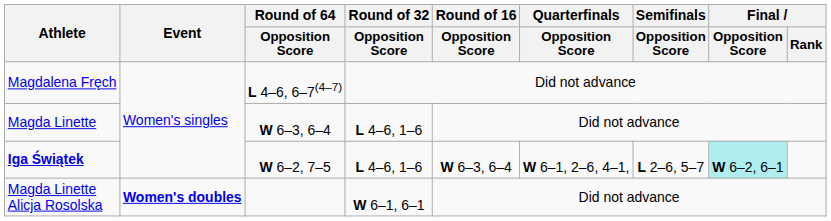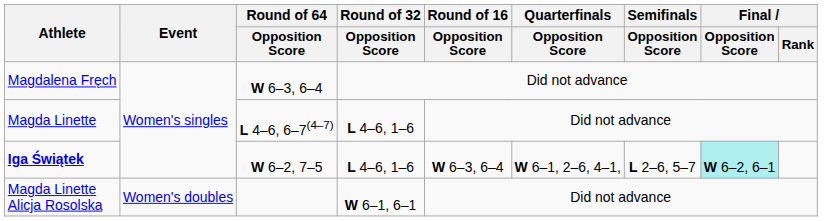(295, 91) L 4–6, 6–7(4–7) -> (287, 89) W 6–3, 6–4
(295, 130) W 6–3, 6–4 -> (287, 128) L 4–6, 6–7(4–7)
(182, 198) bold -> (178, 198) normal
